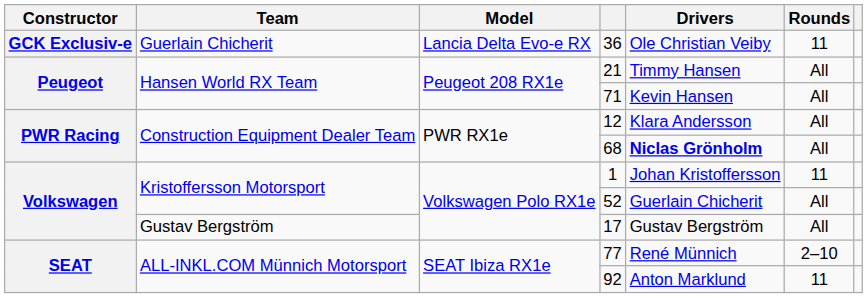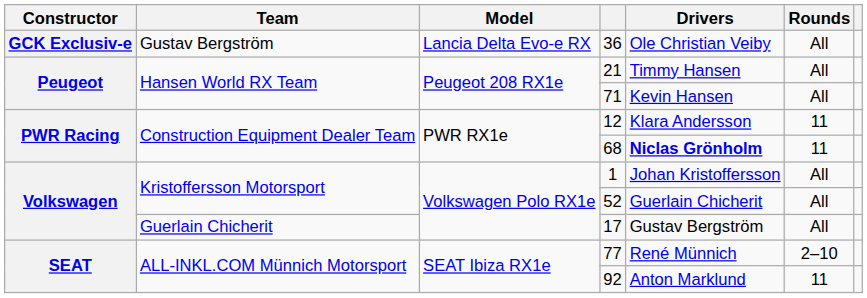(206, 43) Guerlain Chicherit -> (207, 43) Gustav Bergström
(819, 43) 11 -> (819, 43) All
(819, 122) All -> (819, 122) 11
(819, 148) All -> (819, 148) 11
(819, 174) 11 -> (819, 174) All
(207, 227) Gustav Bergström -> (206, 227) Guerlain Chicherit
